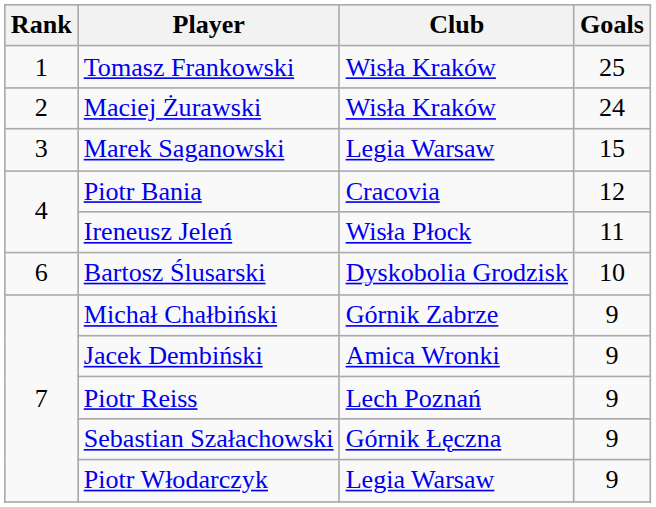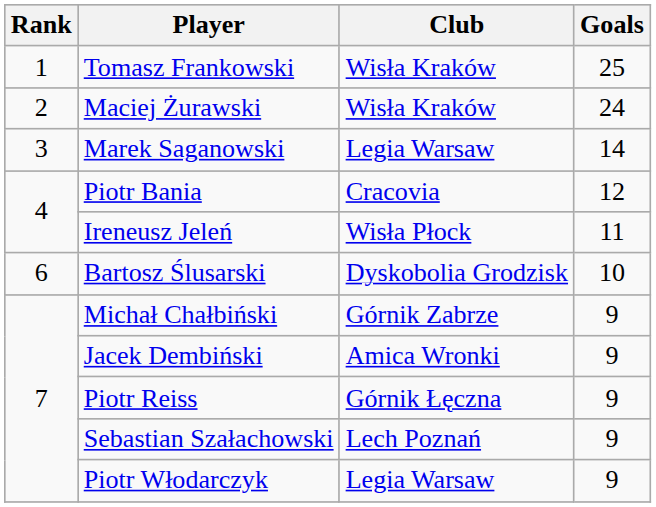(612, 149) 15 -> (612, 149) 14
(413, 397) Lech Poznań -> (423, 397) Górnik Łęczna
(423, 438) Górnik Łęczna -> (413, 438) Lech Poznań
